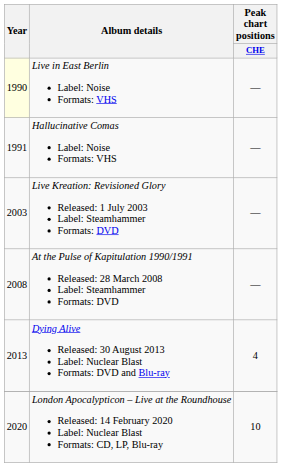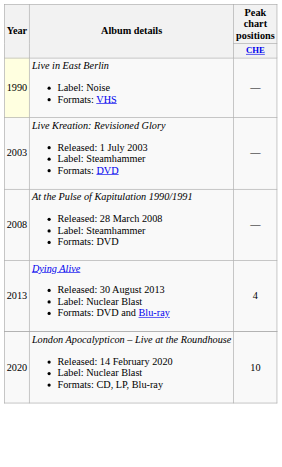- row: (132, 142)
